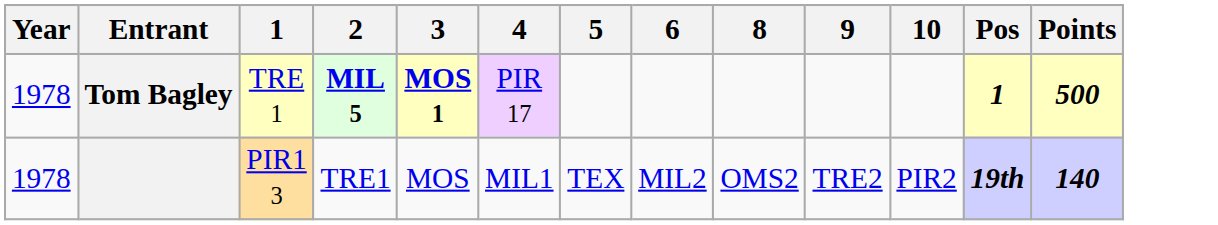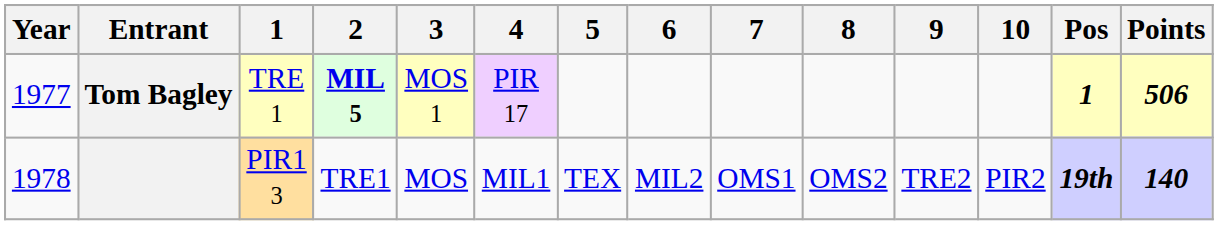+ column: (756, 29)
(41, 94) 1978 -> (41, 94) 1977
(438, 94) bold -> (436, 94) normal
(1077, 94) 500 -> (1166, 94) 506
